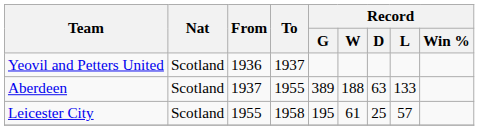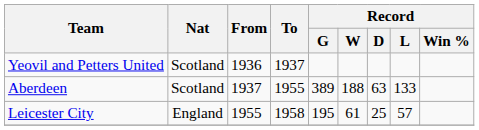(198, 112) Scotland -> (198, 112) England
